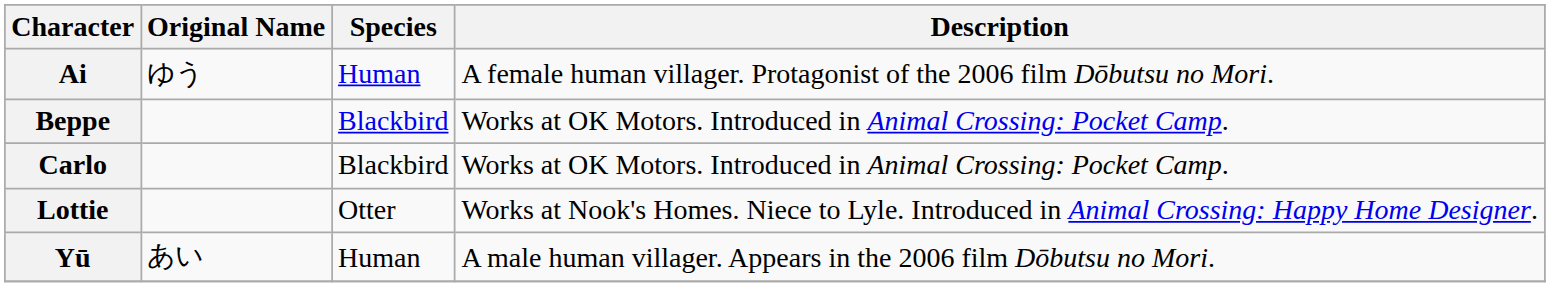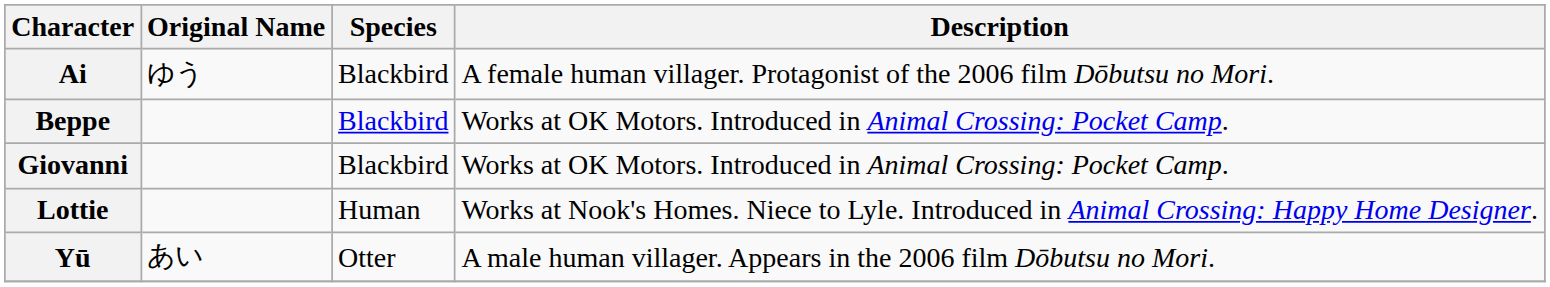(379, 73) Human -> (393, 73) Blackbird
- row: (73, 165)
+ row: (73, 165)
(367, 209) Otter -> (379, 209) Human
(379, 256) Human -> (367, 256) Otter
